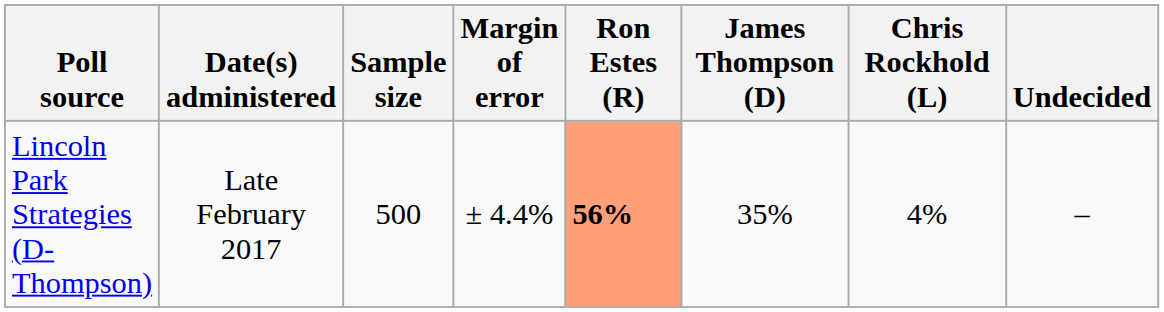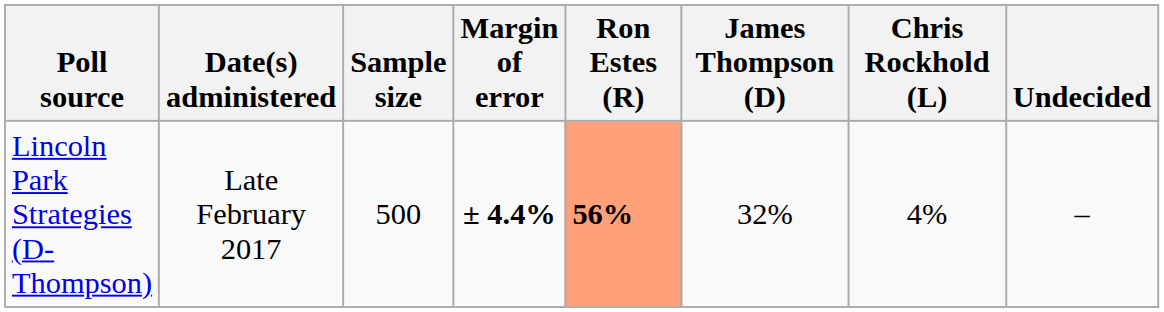(509, 213) normal -> (509, 213) bold
(765, 213) 35% -> (765, 213) 32%
